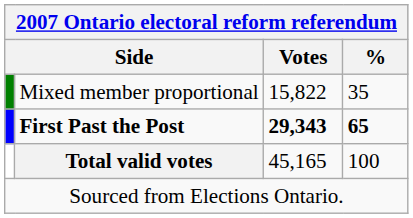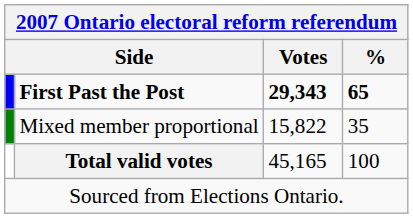rows swapped: (102, 126) <-> (139, 91)
